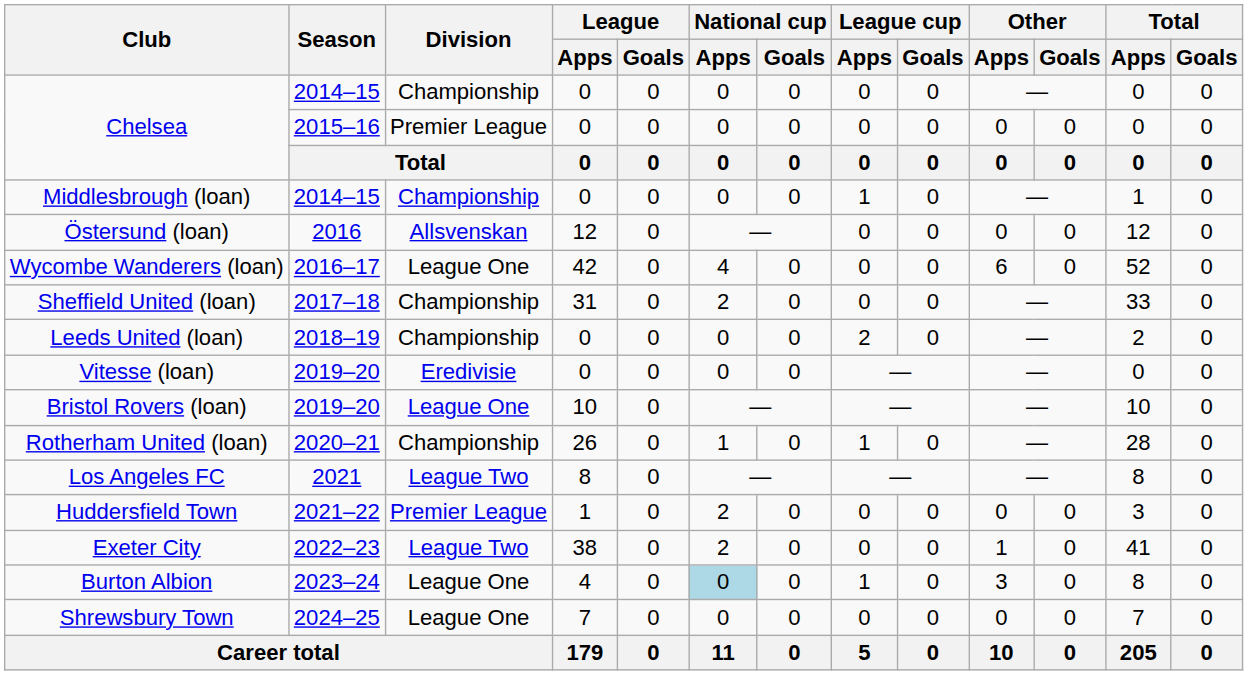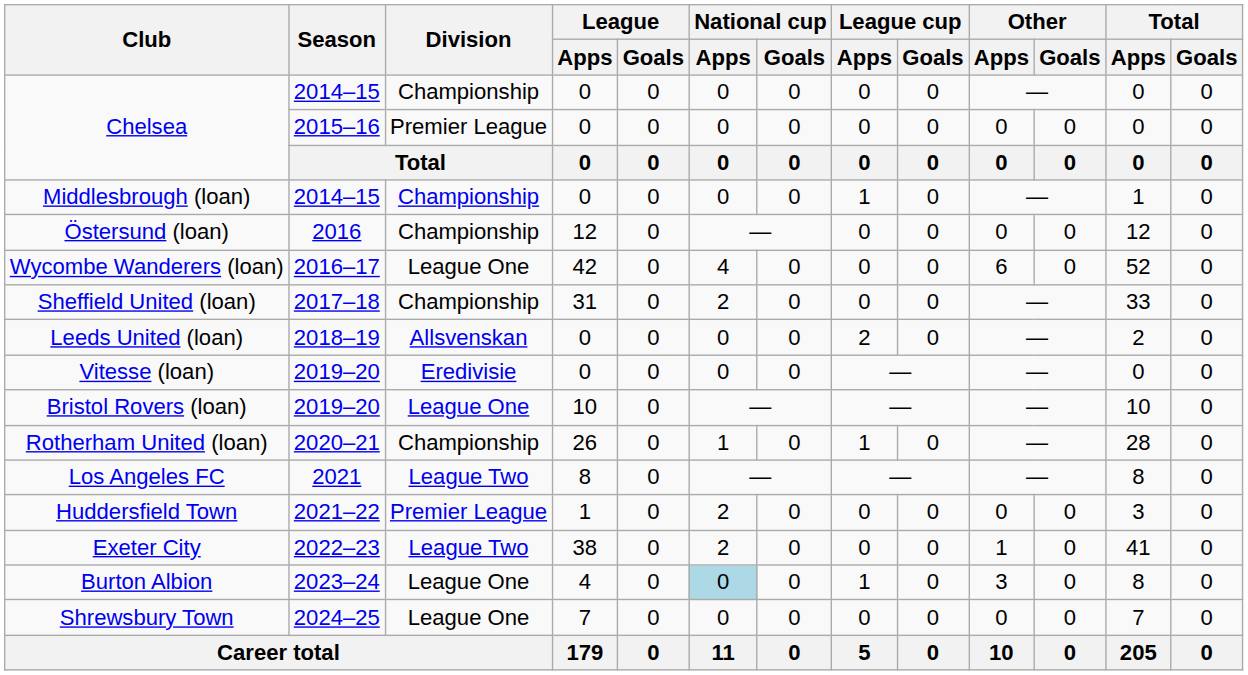(469, 232) Allsvenskan -> (469, 232) Championship
(469, 337) Championship -> (469, 337) Allsvenskan
